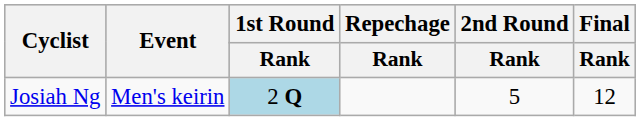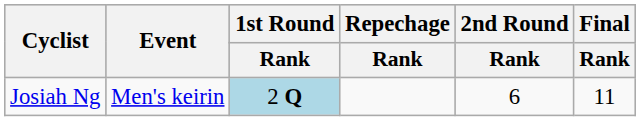(515, 96) 5 -> (515, 96) 6
(605, 96) 12 -> (605, 96) 11
